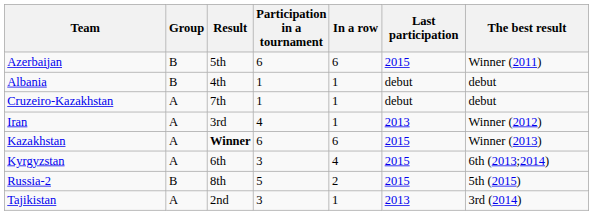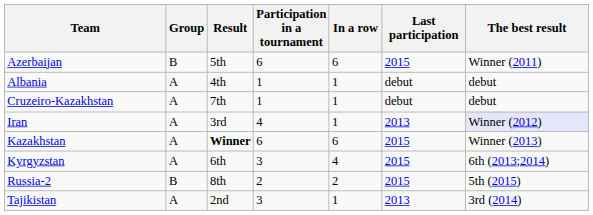(173, 82) В -> (174, 82) A
(505, 121) no background -> (505, 121) lavender background
(259, 181) 5 -> (259, 181) 2
